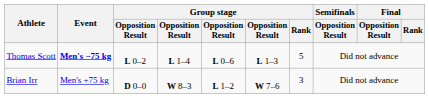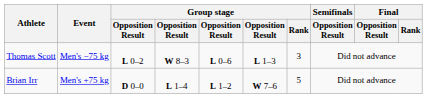(86, 56) bold -> (84, 56) normal
(179, 61) L 1–4 -> (177, 61) W 8–3
(301, 56) 5 -> (299, 56) 3
(179, 86) W 8–3 -> (177, 86) L 1–4
(301, 81) 3 -> (299, 81) 5
